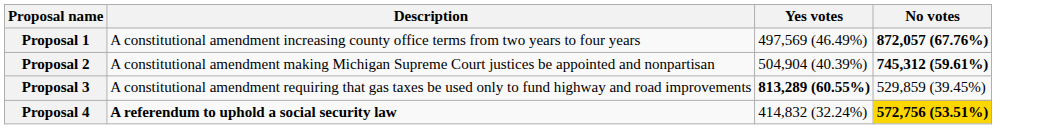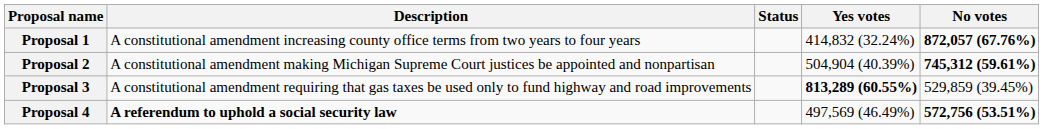+ column: (778, 16)
(813, 40) 497,569 (46.49%) -> (860, 40) 414,832 (32.24%)
(813, 111) 414,832 (32.24%) -> (860, 111) 497,569 (46.49%)
(933, 111) gold background -> (980, 111) no background
